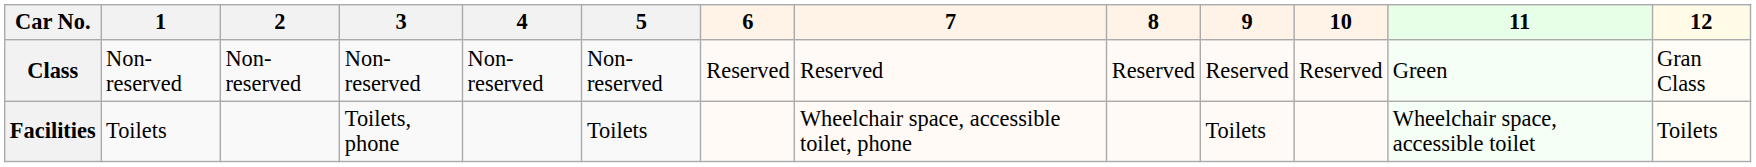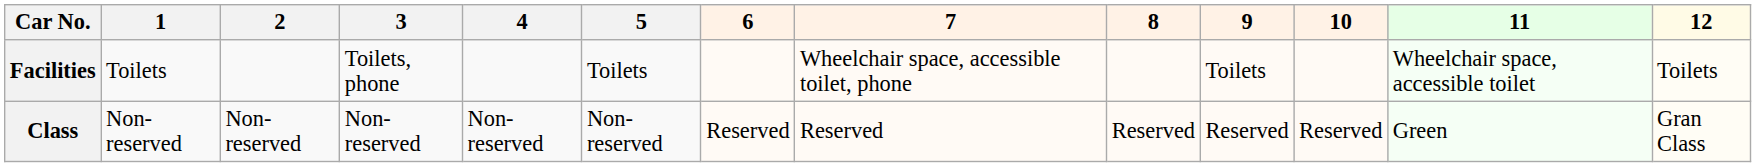rows swapped: (53, 70) <-> (53, 131)
